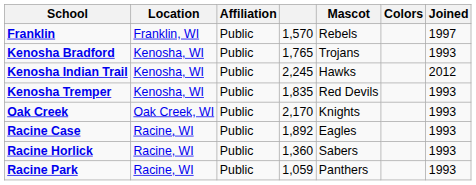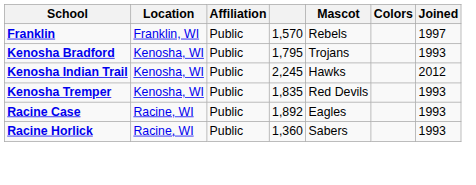(298, 53) 1,765 -> (288, 53) 1,795
- row: (38, 111)
- row: (42, 170)
